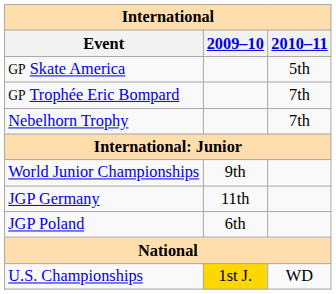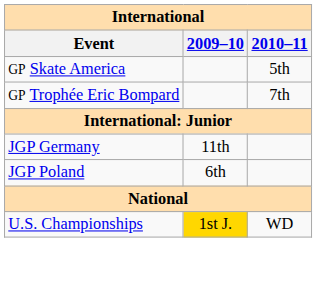- row: (68, 120)
- row: (104, 172)
